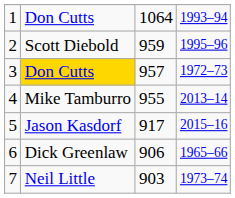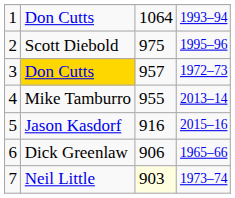(152, 44) 959 -> (152, 44) 975
(152, 125) 917 -> (152, 125) 916
(152, 179) no background -> (152, 179) lightyellow background
